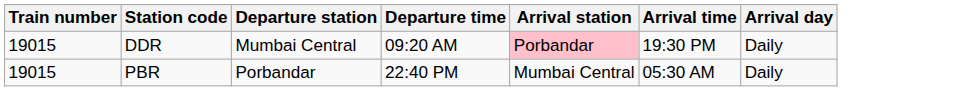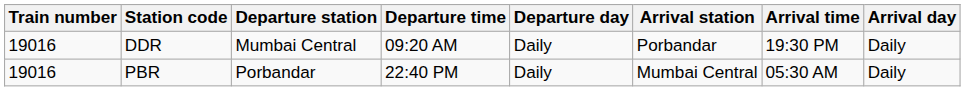+ column: (571, 18)
(32, 45) 19015 -> (32, 45) 19016
(554, 45) pink background -> (677, 45) no background
(32, 72) 19015 -> (32, 72) 19016
